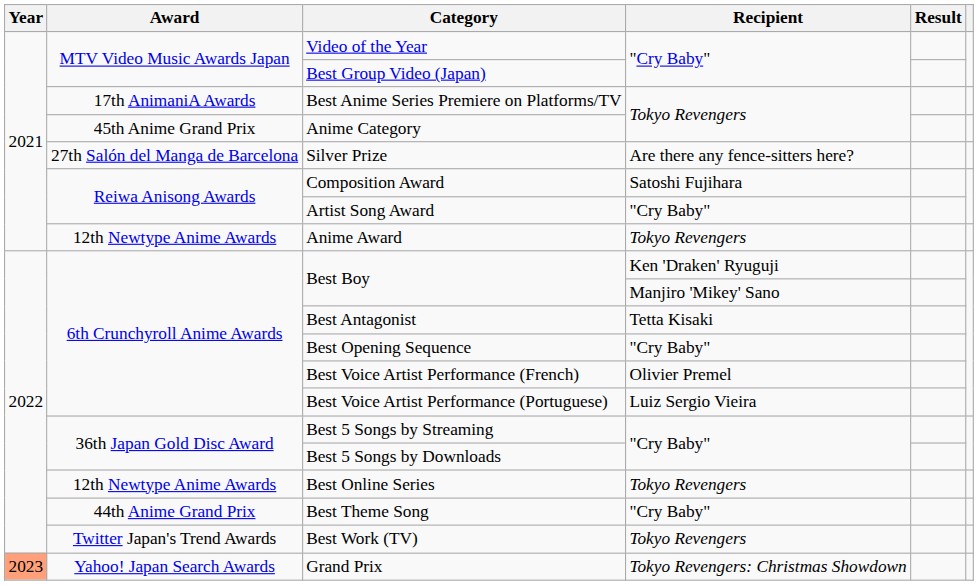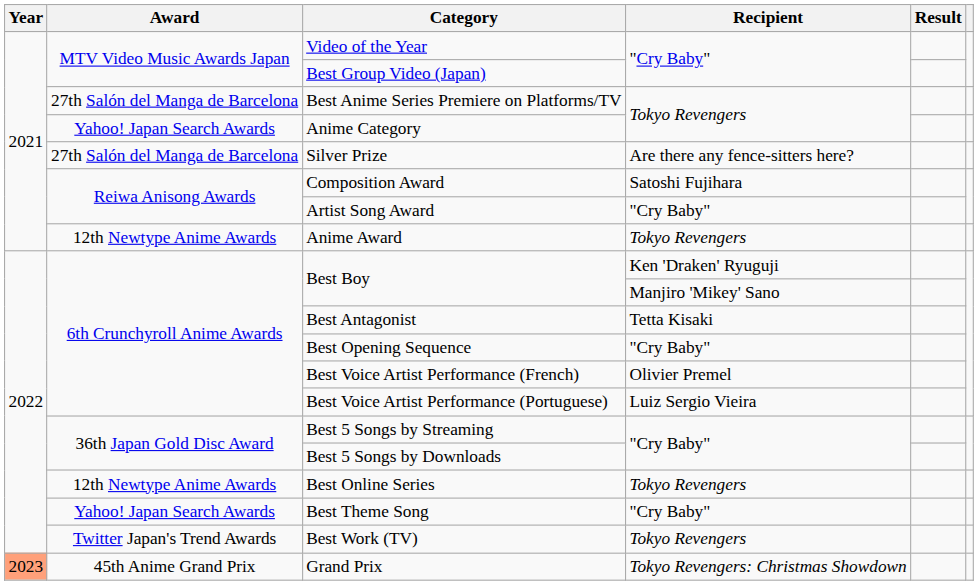(175, 100) 17th AnimaniA Awards -> (175, 100) 27th Salón del Manga de Barcelona
(175, 127) 45th Anime Grand Prix -> (175, 127) Yahoo! Japan Search Awards
(175, 511) 44th Anime Grand Prix -> (175, 511) Yahoo! Japan Search Awards
(175, 566) Yahoo! Japan Search Awards -> (175, 566) 45th Anime Grand Prix
